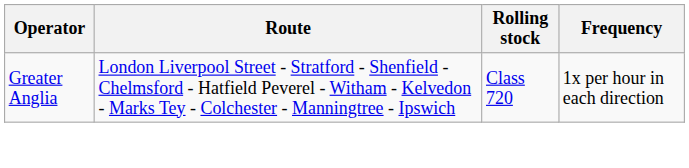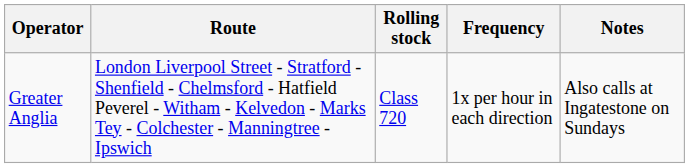+ column: (622, 28)
